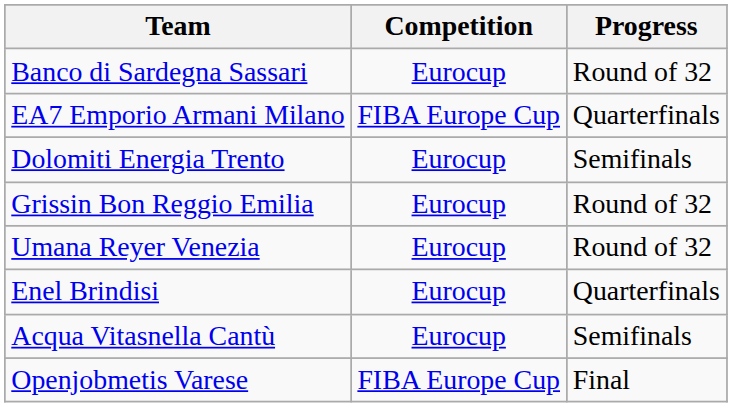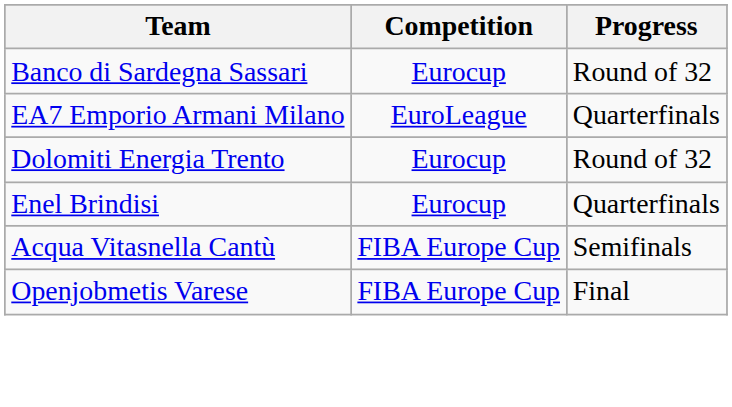(459, 114) FIBA Europe Cup -> (459, 114) EuroLeague
(632, 159) Semifinals -> (642, 159) Round of 32
- row: (162, 203)
- row: (135, 247)
(459, 335) Eurocup -> (459, 247) FIBA Europe Cup
